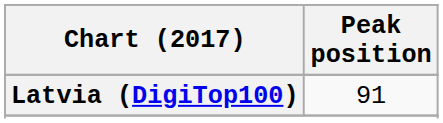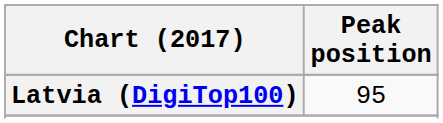(371, 96) 91 -> (371, 96) 95
